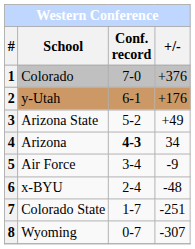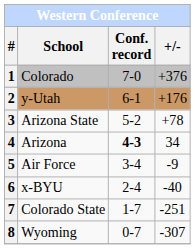(172, 120) +49 -> (172, 120) +78
(172, 187) -48 -> (172, 187) -40
